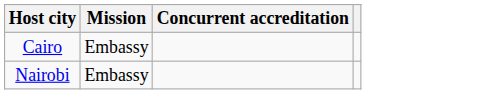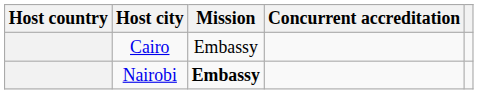+ column: (58, 18)
(116, 74) normal -> (226, 74) bold
